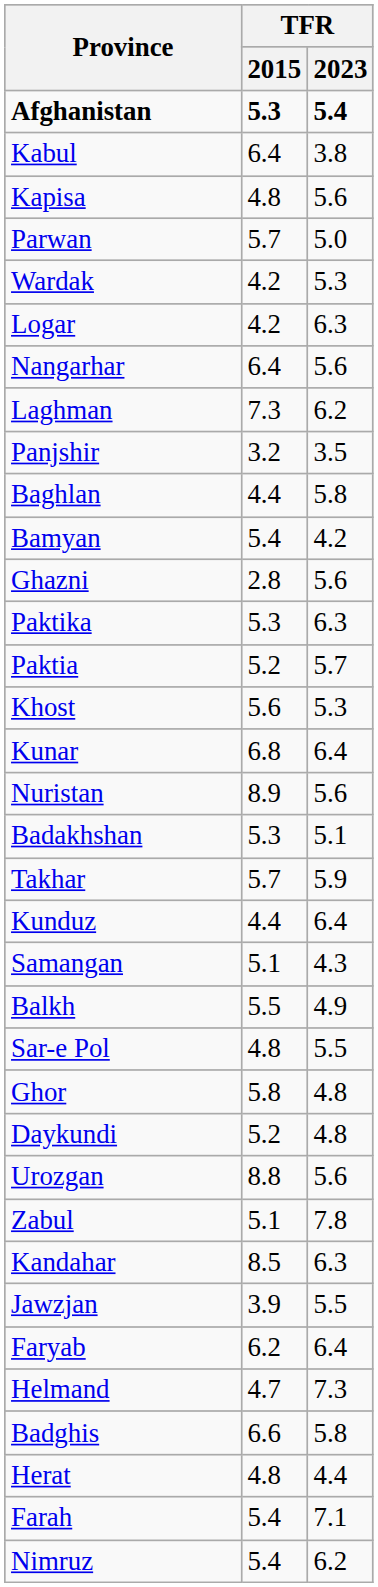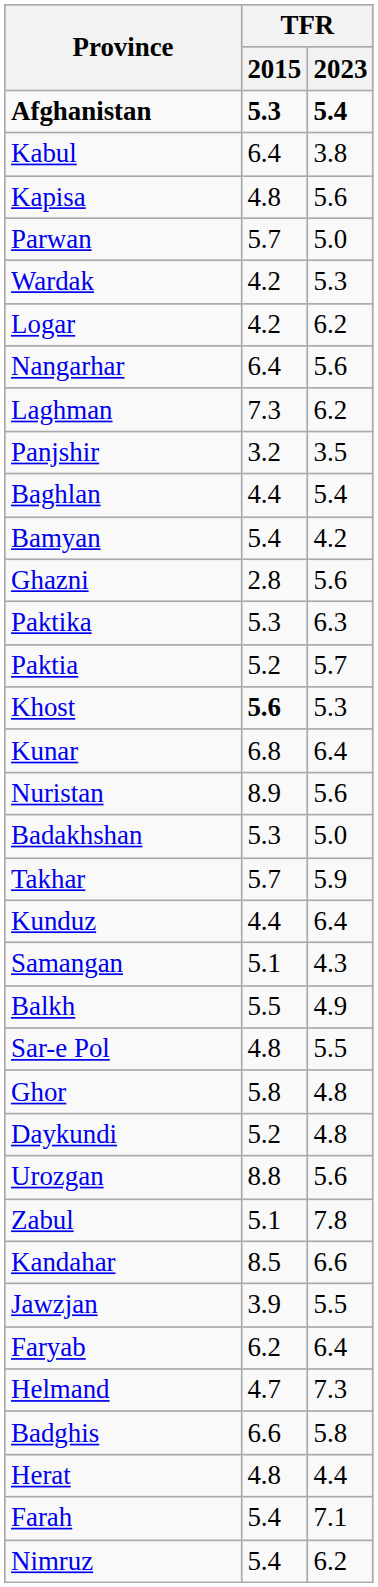(330, 324) 6.3 -> (330, 324) 6.2
(330, 494) 5.8 -> (330, 494) 5.4
(264, 707) normal -> (264, 707) bold
(330, 835) 5.1 -> (330, 835) 5.0
(330, 1262) 6.3 -> (330, 1262) 6.6
